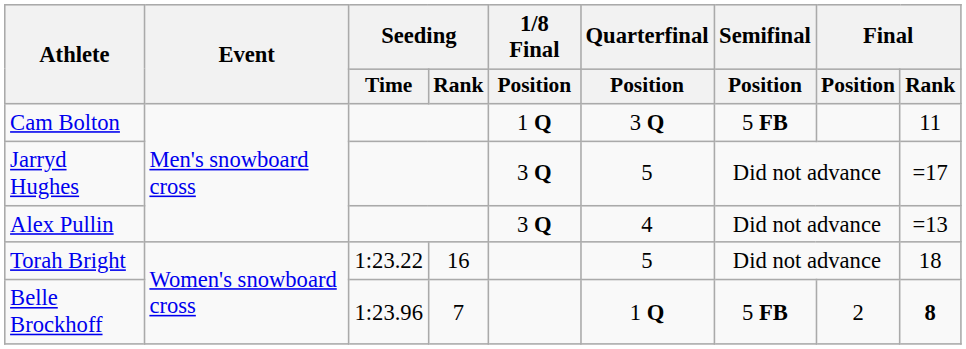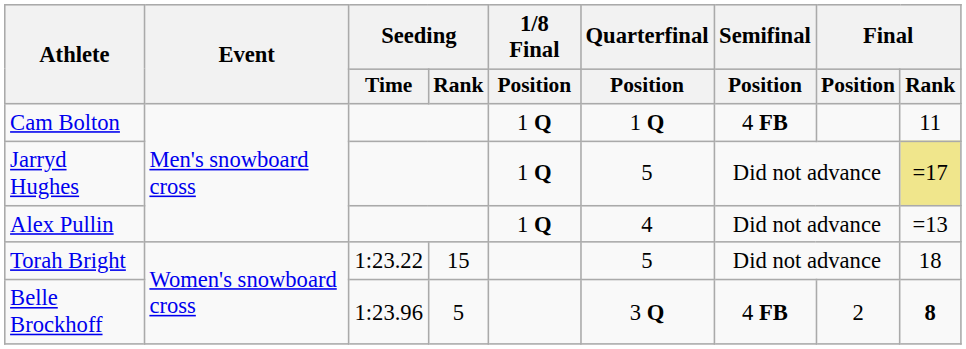(647, 122) 3 Q -> (647, 122) 1 Q
(765, 122) 5 FB -> (765, 122) 4 FB
(534, 173) 3 Q -> (534, 173) 1 Q
(930, 173) no background -> (930, 173) khaki background
(534, 224) 3 Q -> (534, 224) 1 Q
(458, 261) 16 -> (458, 261) 15
(458, 311) 7 -> (458, 311) 5
(647, 311) 1 Q -> (647, 311) 3 Q
(765, 311) 5 FB -> (765, 311) 4 FB
